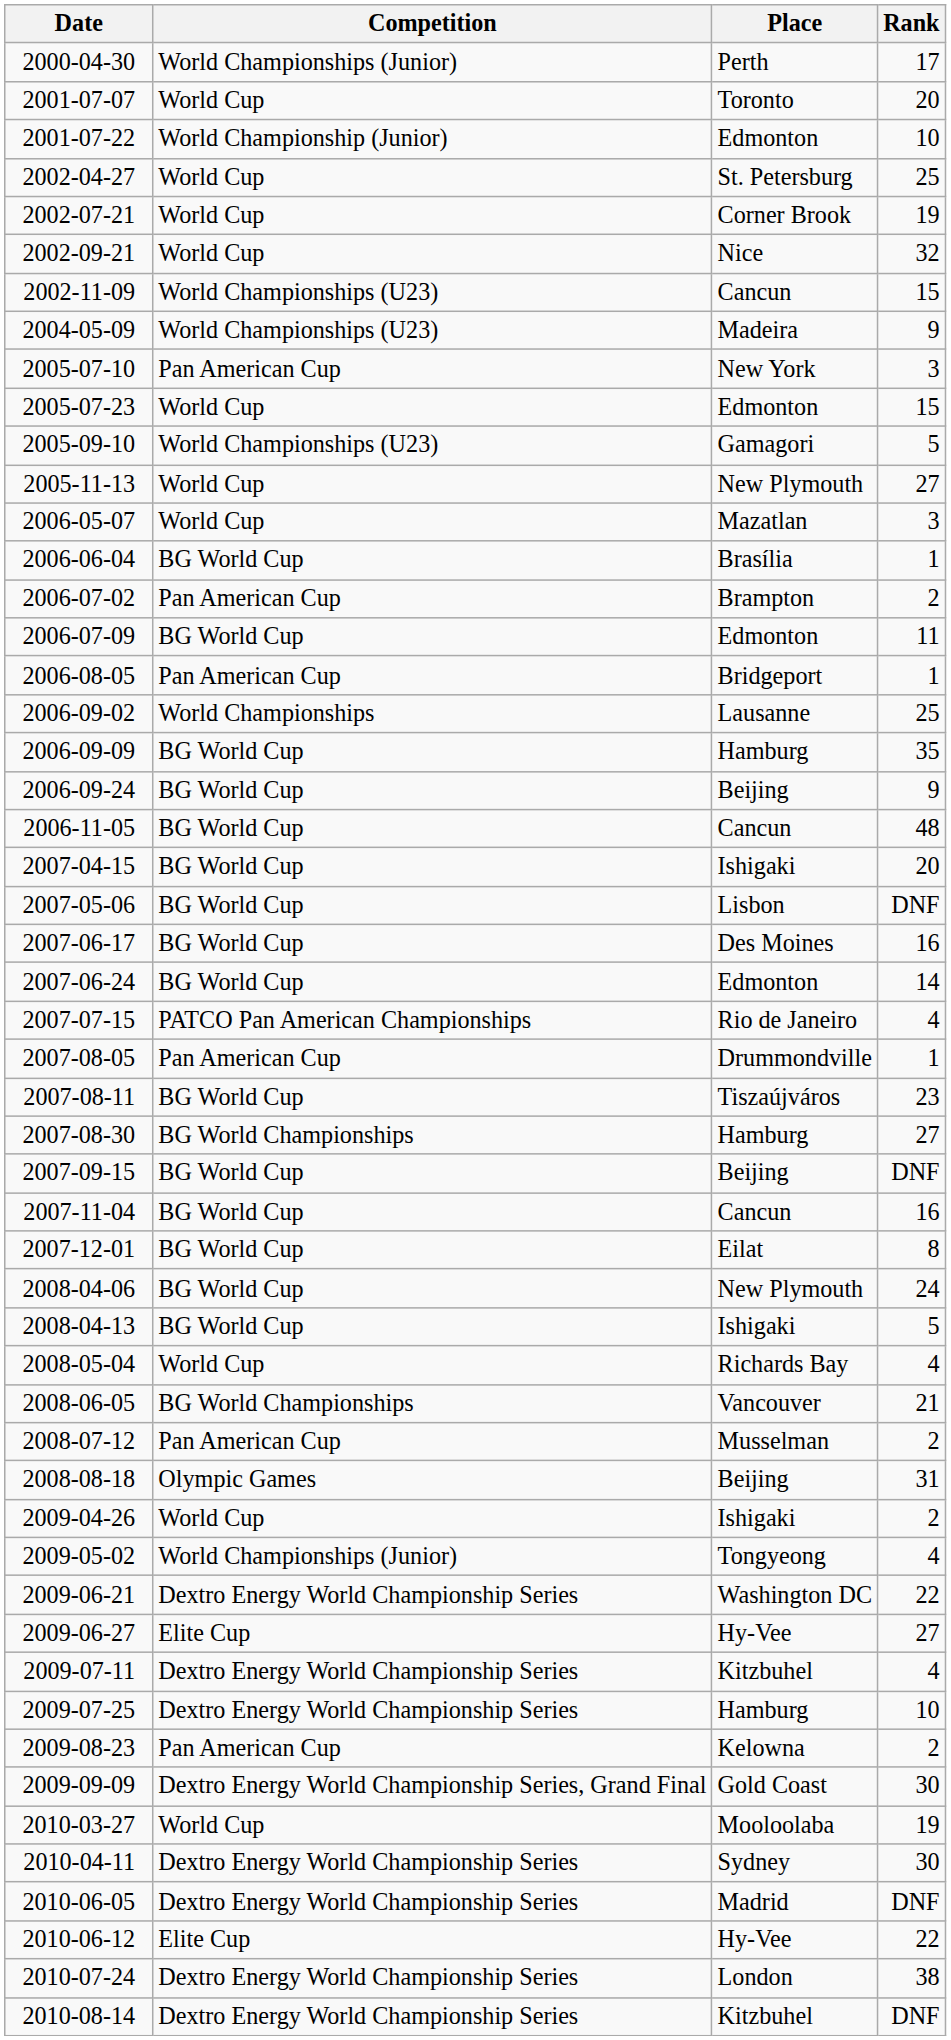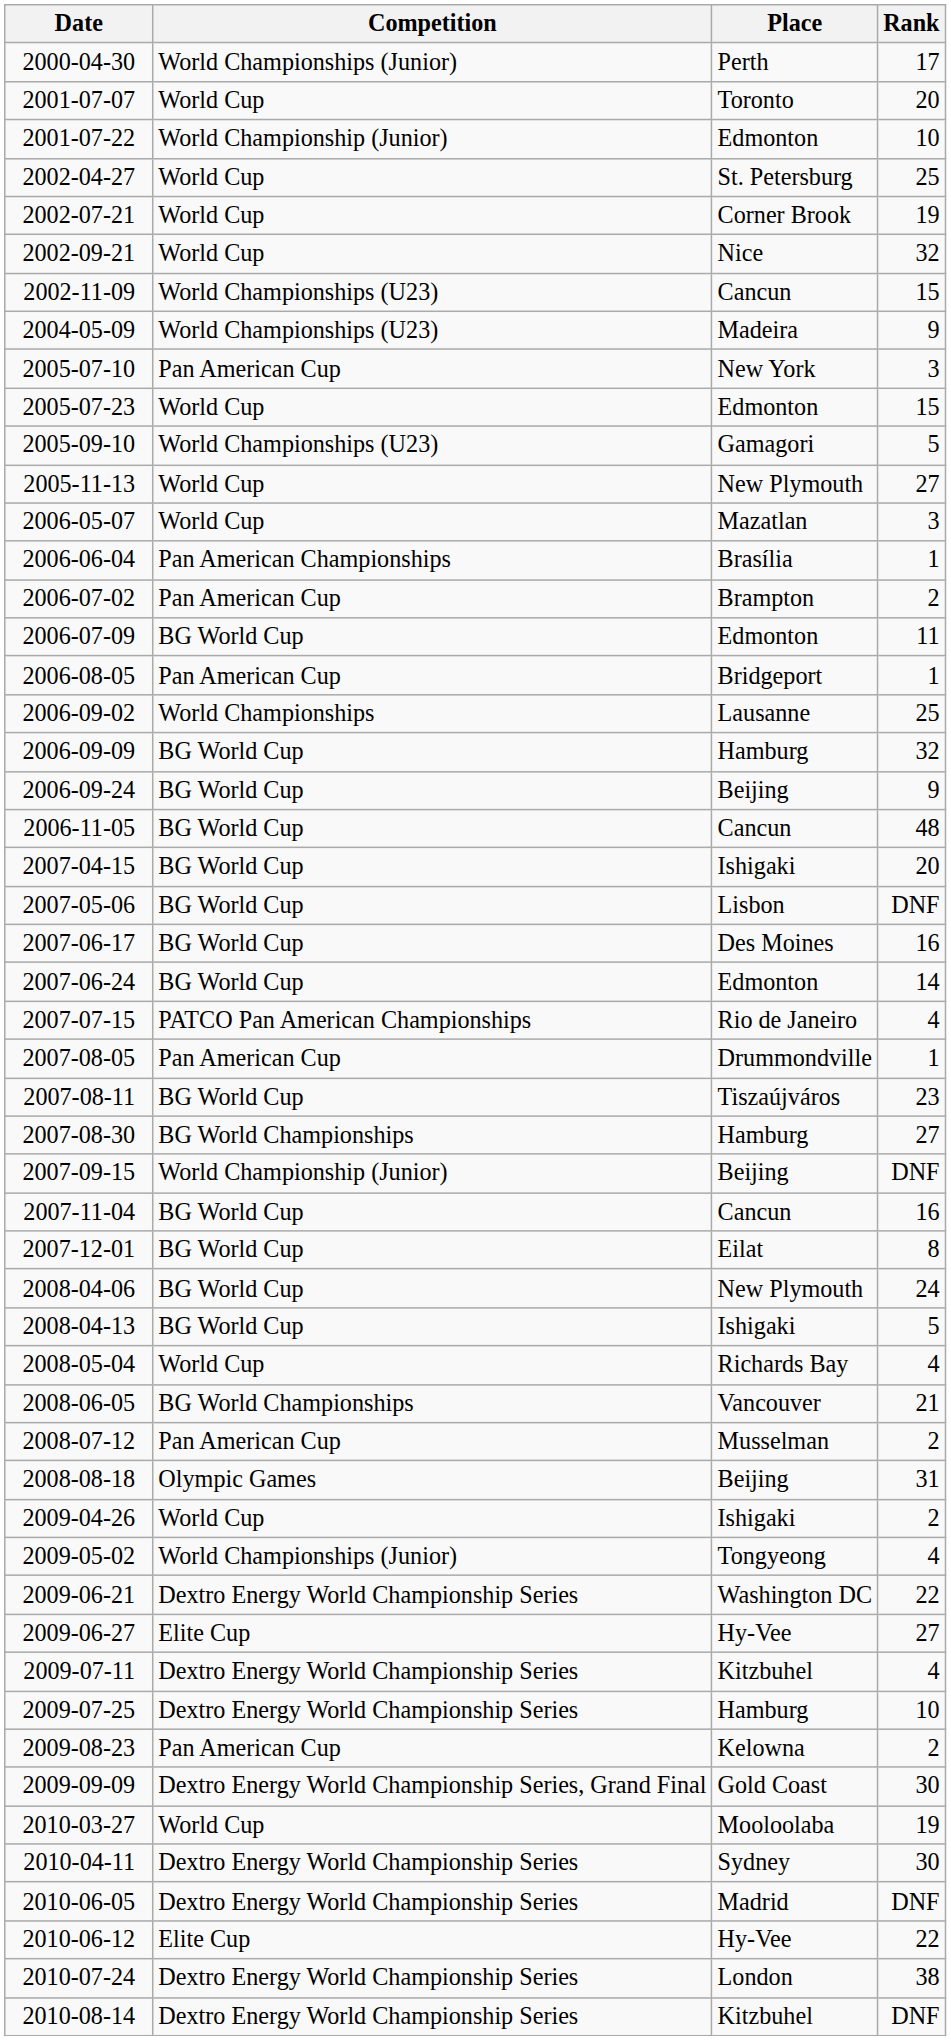(231, 560) BG World Cup -> (305, 560) Pan American Championships
(927, 751) 35 -> (927, 751) 32
(231, 1173) BG World Cup -> (303, 1173) World Championship (Junior)
